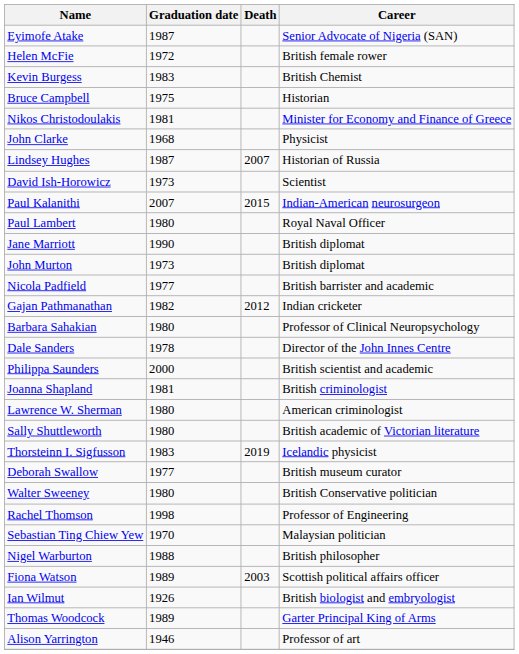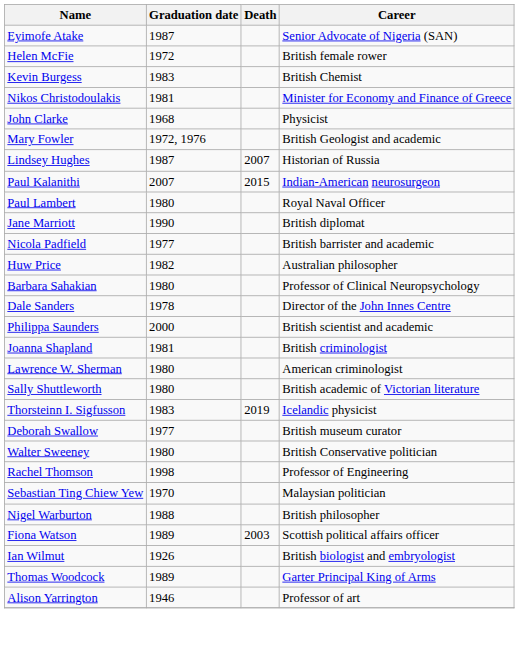- row: (48, 98)
+ row: (40, 139)
- row: (59, 181)
- row: (40, 264)
- row: (60, 306)
+ row: (34, 264)
